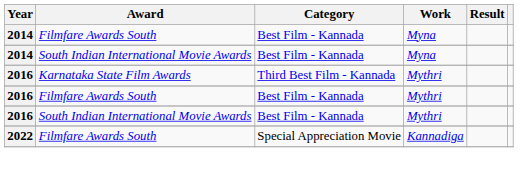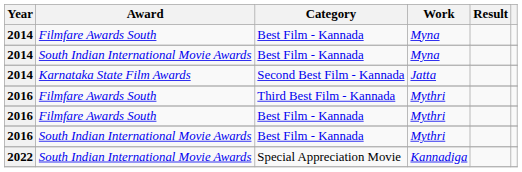+ row: (331, 75)
(115, 75) Karnataka State Film Awards -> (98, 95) Filmfare Awards South
(98, 136) Filmfare Awards South -> (145, 156) South Indian International Movie Awards
